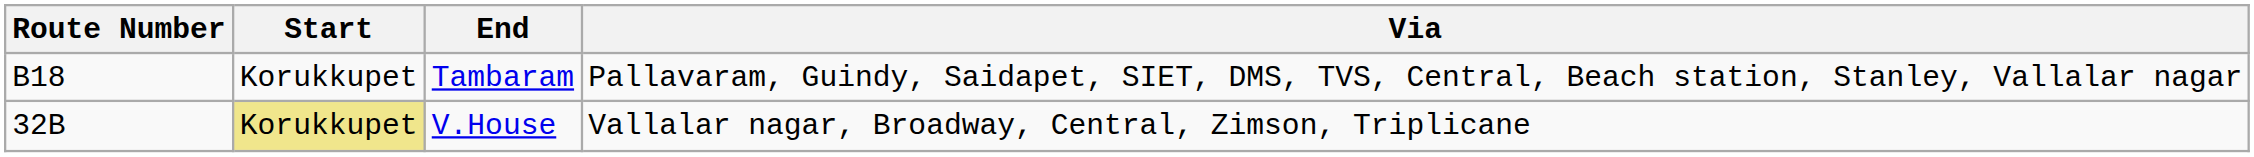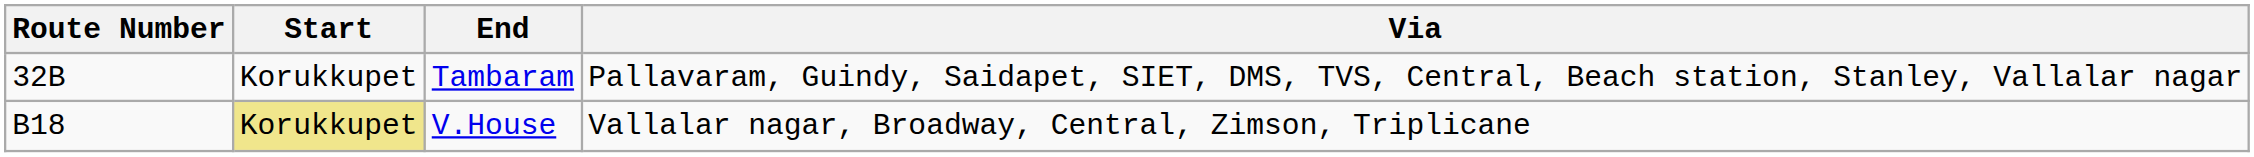(39, 78) B18 -> (39, 78) 32B
(39, 126) 32B -> (39, 126) B18
